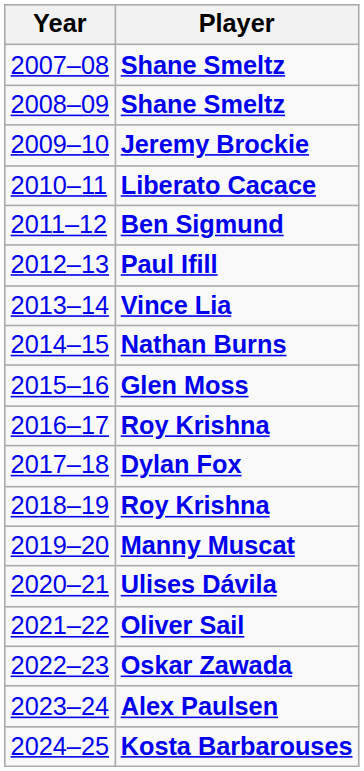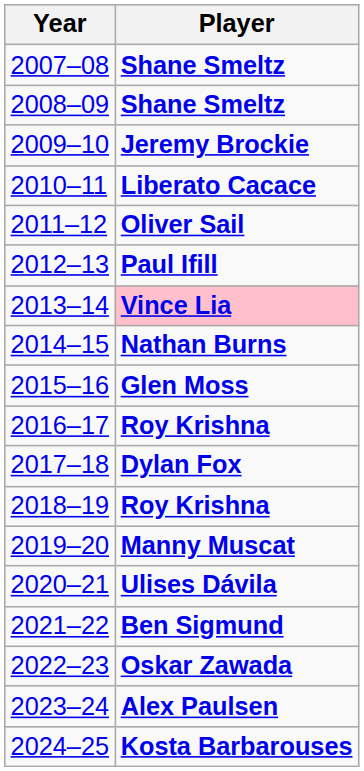(202, 225) Ben Sigmund -> (183, 225) Oliver Sail
(176, 305) no background -> (176, 305) pink background
(183, 625) Oliver Sail -> (202, 625) Ben Sigmund
